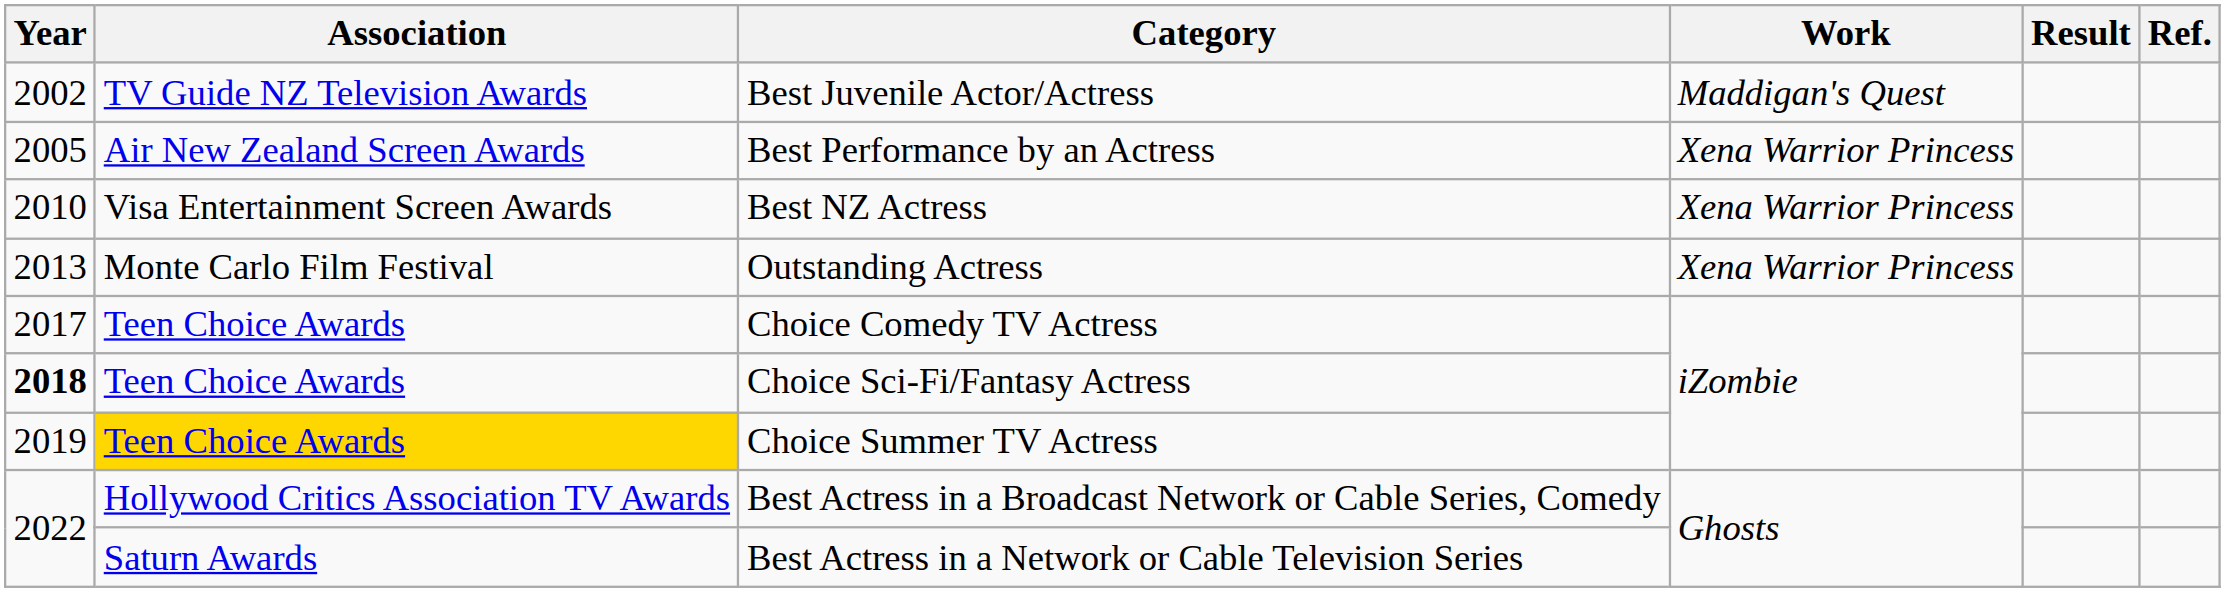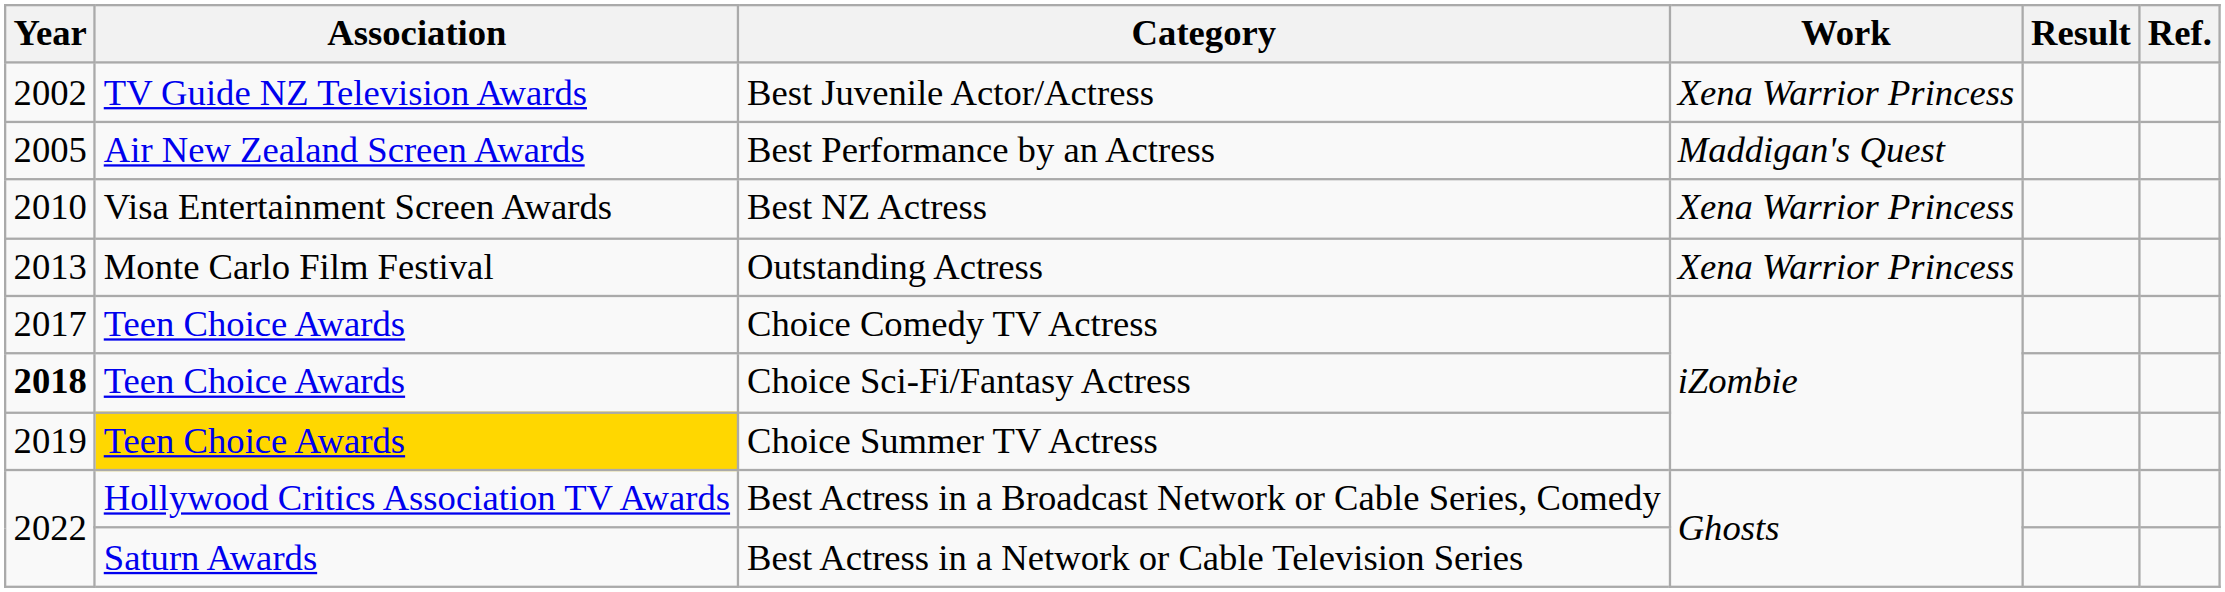(1811, 91) Maddigan's Quest -> (1846, 91) Xena Warrior Princess
(1846, 149) Xena Warrior Princess -> (1811, 149) Maddigan's Quest
